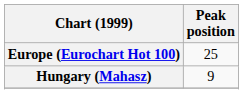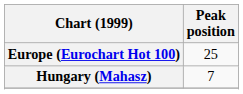(211, 76) 9 -> (211, 76) 7
